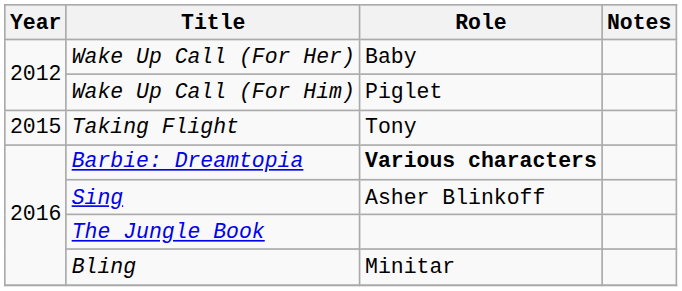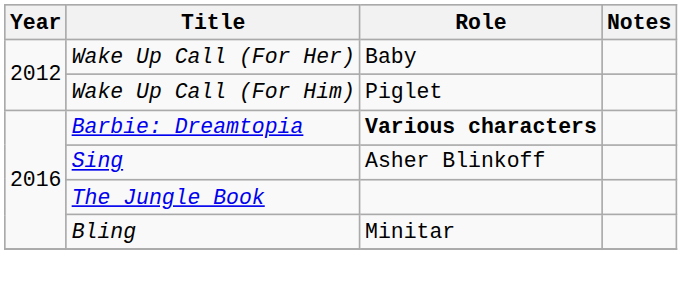- row: (155, 127)
